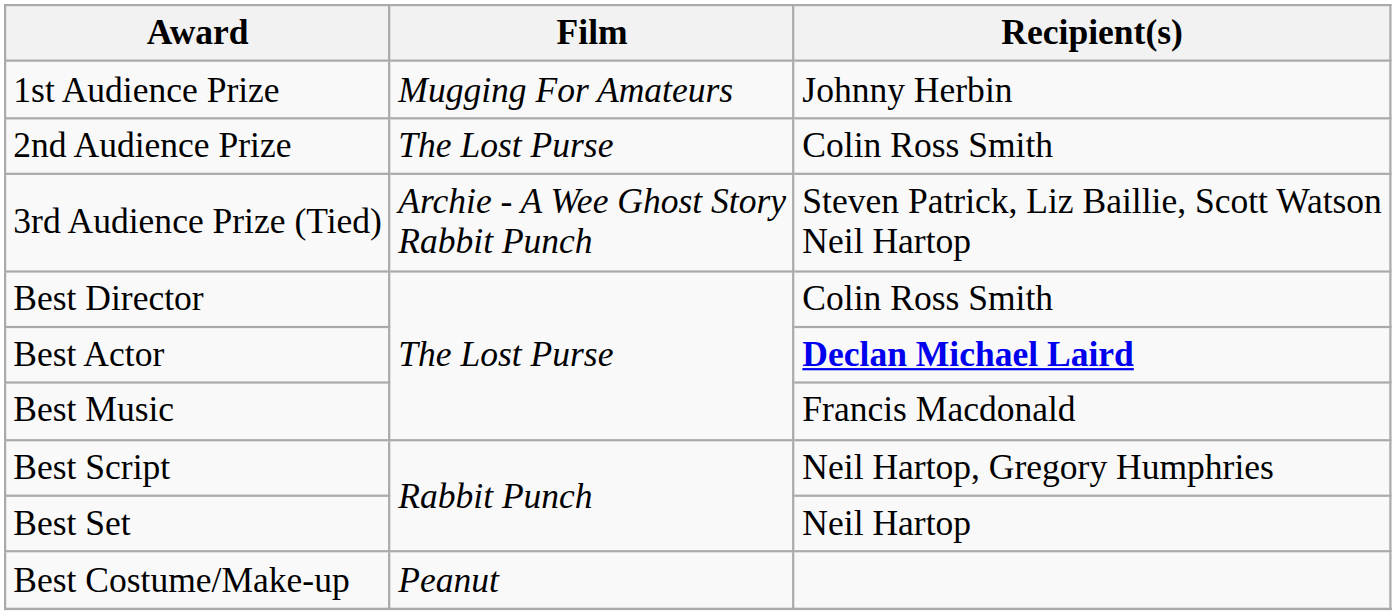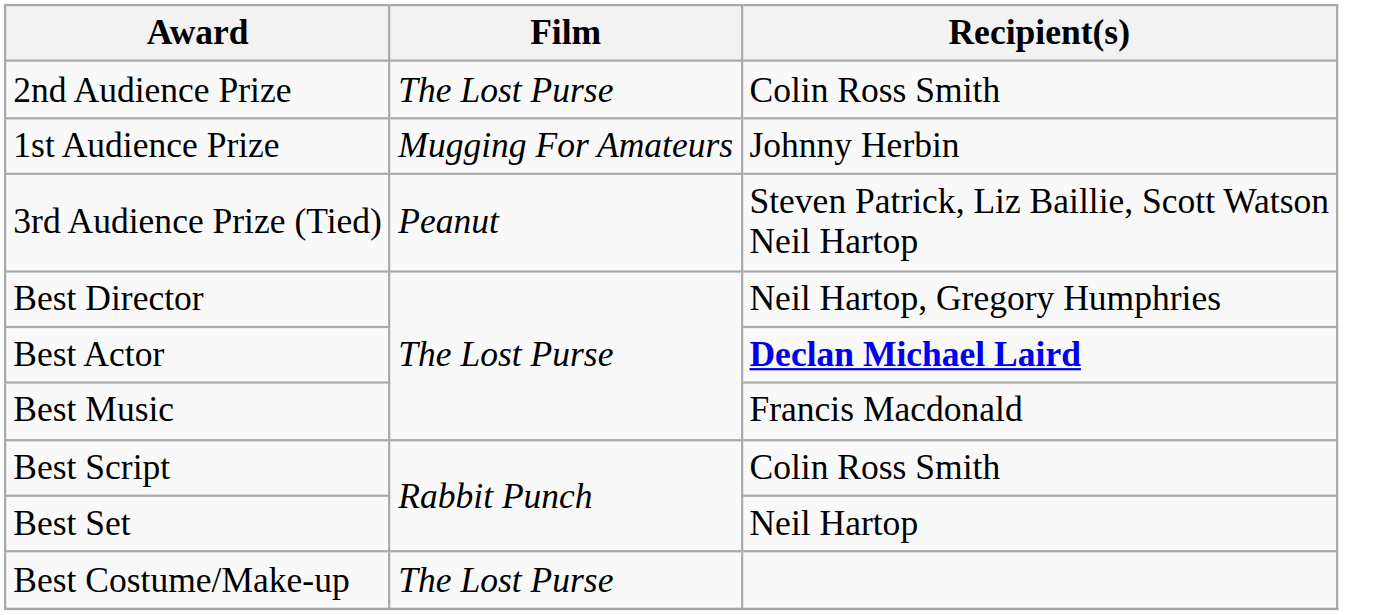rows swapped: (146, 88) <-> (152, 145)
(592, 221) Archie - A Wee Ghost Story Rabbit Punch -> (449, 221) Peanut
(928, 297) Colin Ross Smith -> (985, 297) Neil Hartop, Gregory Humphries
(1038, 466) Neil Hartop, Gregory Humphries -> (875, 466) Colin Ross Smith
(449, 579) Peanut -> (506, 579) The Lost Purse
